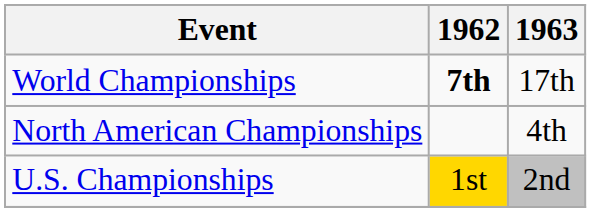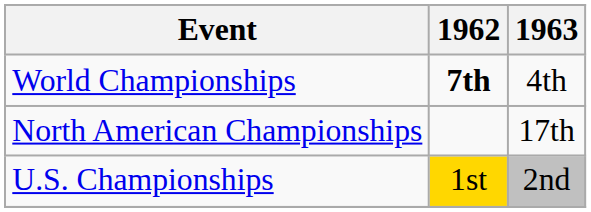(547, 79) 17th -> (547, 79) 4th
(547, 130) 4th -> (547, 130) 17th
